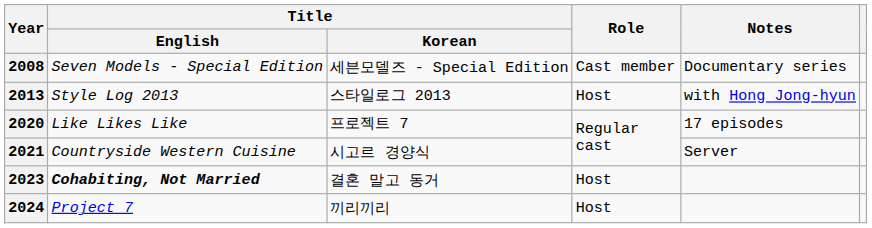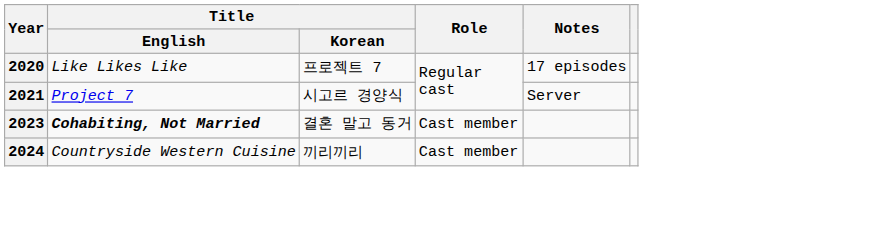- row: (26, 68)
- row: (26, 96)
(174, 152) Countryside Western Cuisine -> (92, 96) Project 7
(594, 180) Host -> (469, 124) Cast member
(92, 208) Project 7 -> (174, 152) Countryside Western Cuisine
(594, 208) Host -> (469, 152) Cast member
